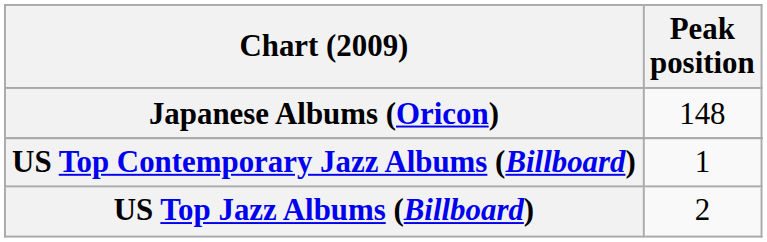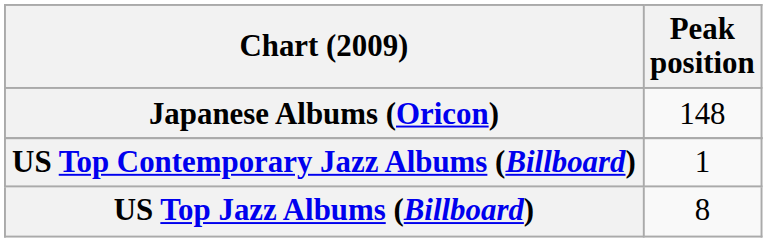(702, 210) 2 -> (702, 210) 8
